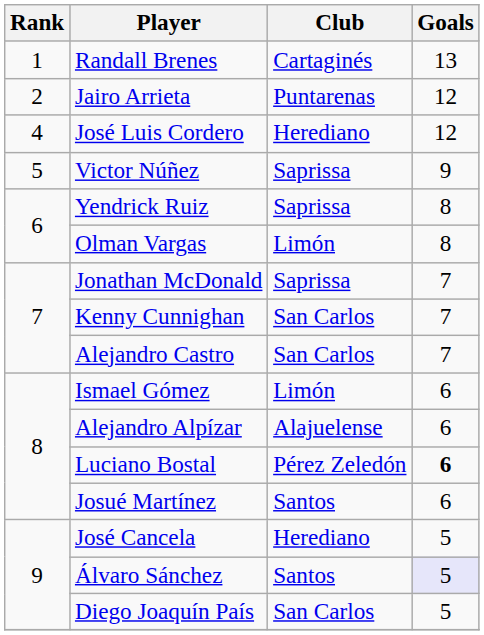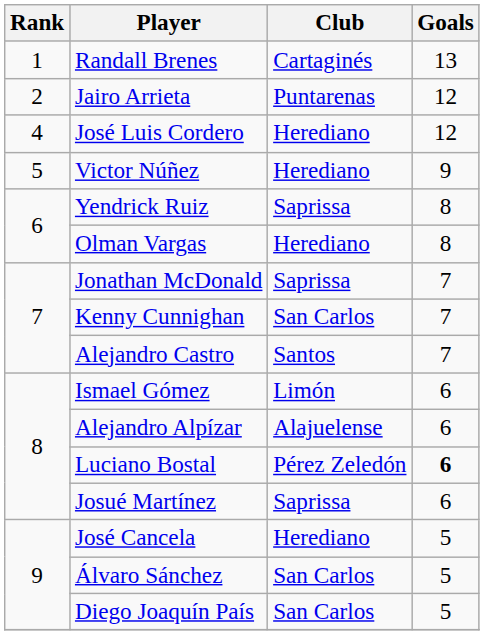(312, 170) Saprissa -> (321, 170) Herediano
(304, 243) Limón -> (321, 243) Herediano
(324, 354) San Carlos -> (304, 354) Santos
(304, 501) Santos -> (312, 501) Saprissa
(304, 574) Santos -> (324, 574) San Carlos
(446, 574) lavender background -> (446, 574) no background
